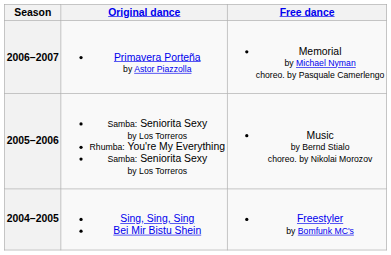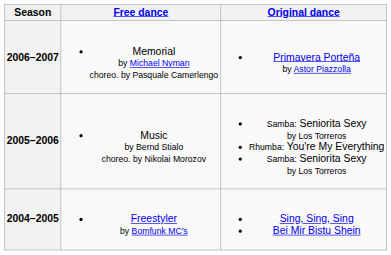columns swapped: (144, 12) <-> (307, 12)
